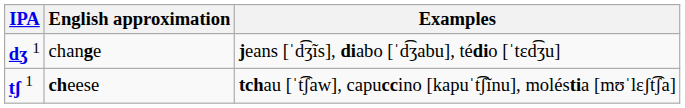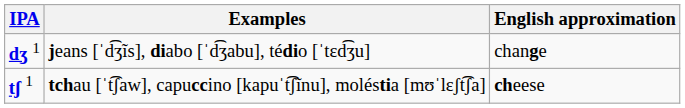columns swapped: (457, 19) <-> (139, 19)
